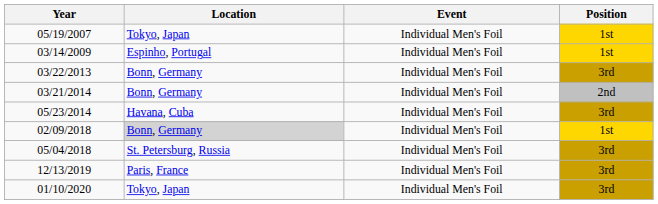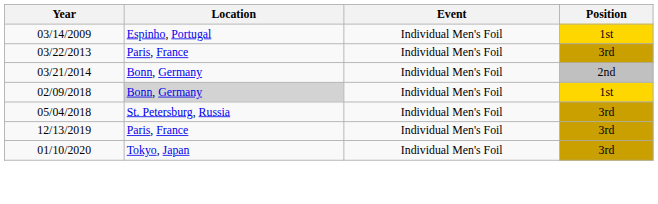- row: (64, 34)
(164, 73) Bonn, Germany -> (158, 53) Paris, France
- row: (64, 112)
